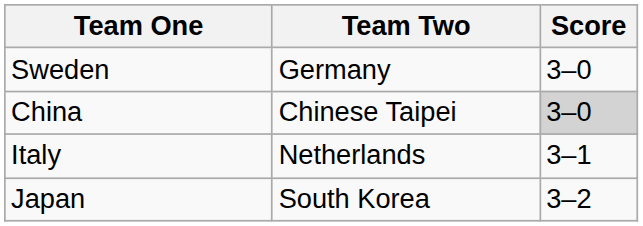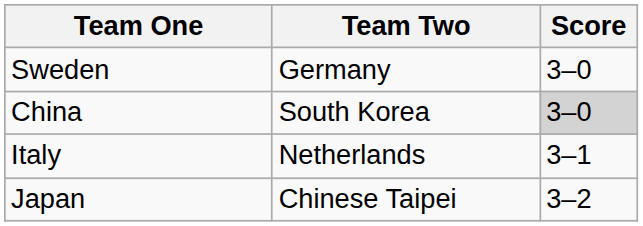(368, 112) Chinese Taipei -> (354, 112) South Korea
(354, 198) South Korea -> (368, 198) Chinese Taipei
